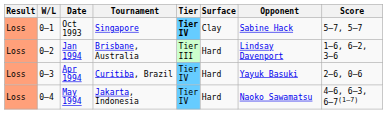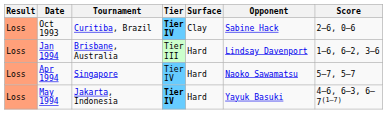- column: (49, 11)
(117, 29) Singapore -> (113, 29) Curitiba, Brazil
(343, 29) 5–7, 5–7 -> (336, 29) 2–6, 0–6
(134, 74) Curitiba, Brazil -> (96, 74) Singapore
(269, 74) Yayuk Basuki -> (262, 74) Naoko Sawamatsu
(343, 74) 2–6, 0–6 -> (336, 74) 5–7, 5–7
(188, 97) normal -> (174, 97) bold
(276, 97) Naoko Sawamatsu -> (254, 97) Yayuk Basuki
